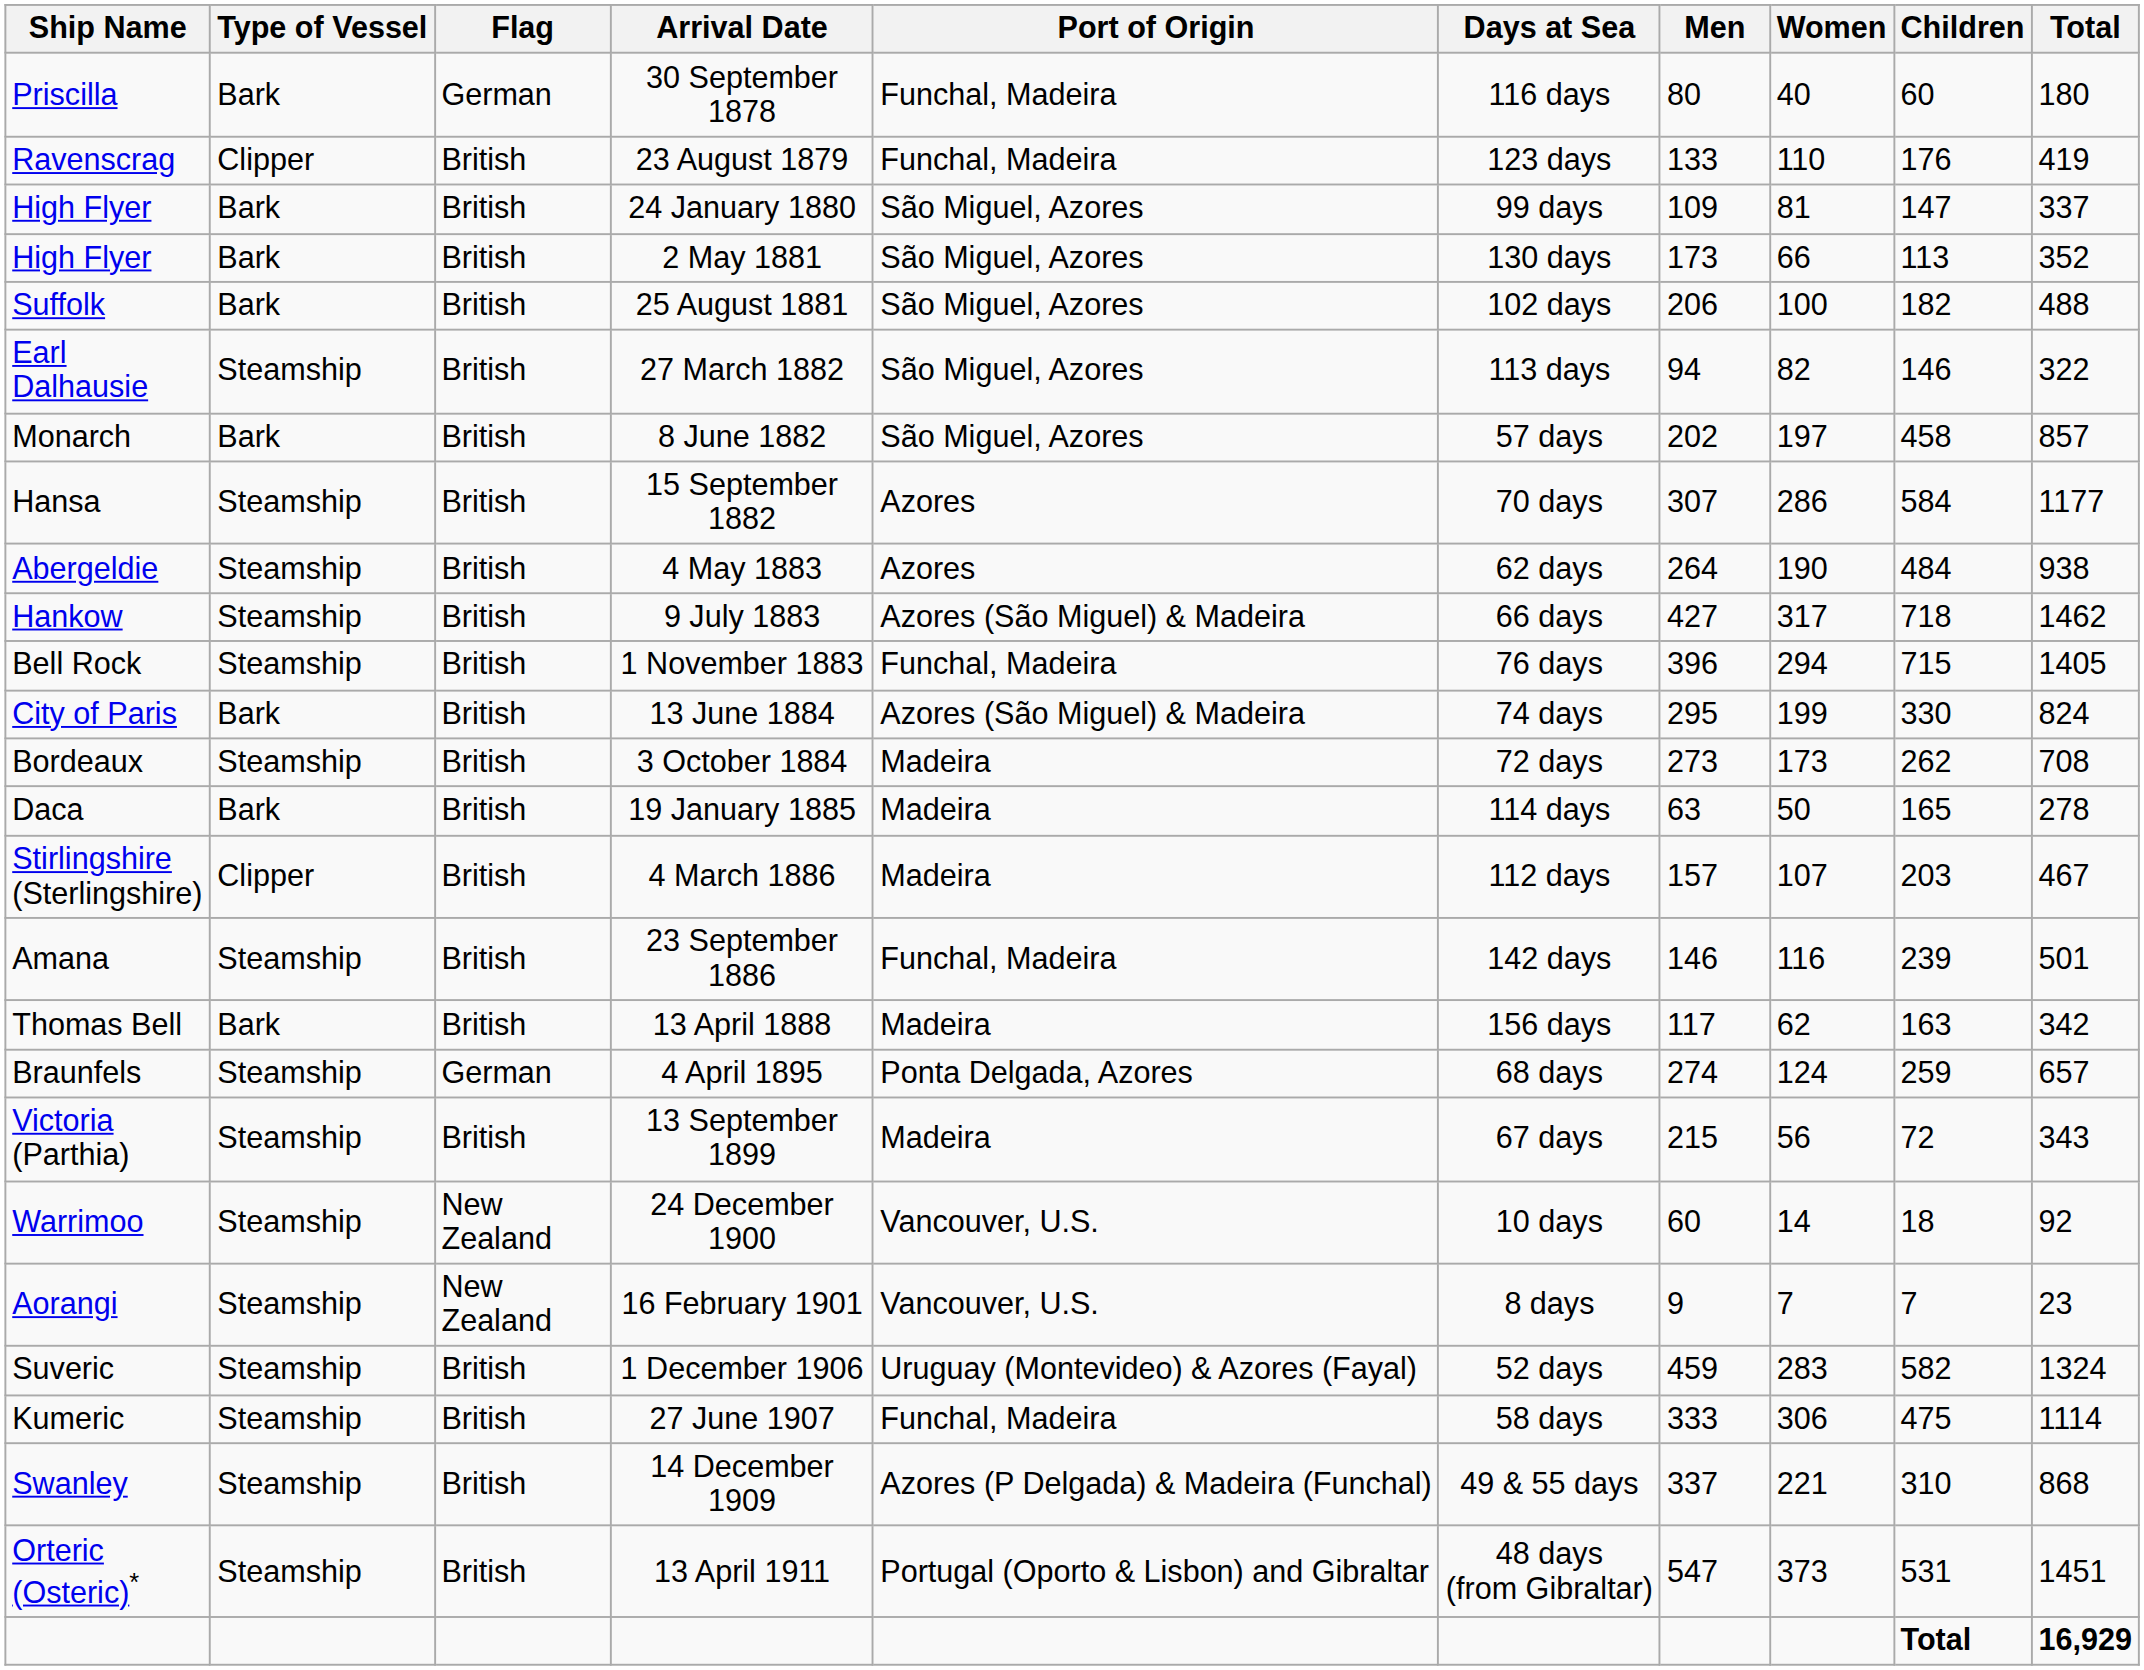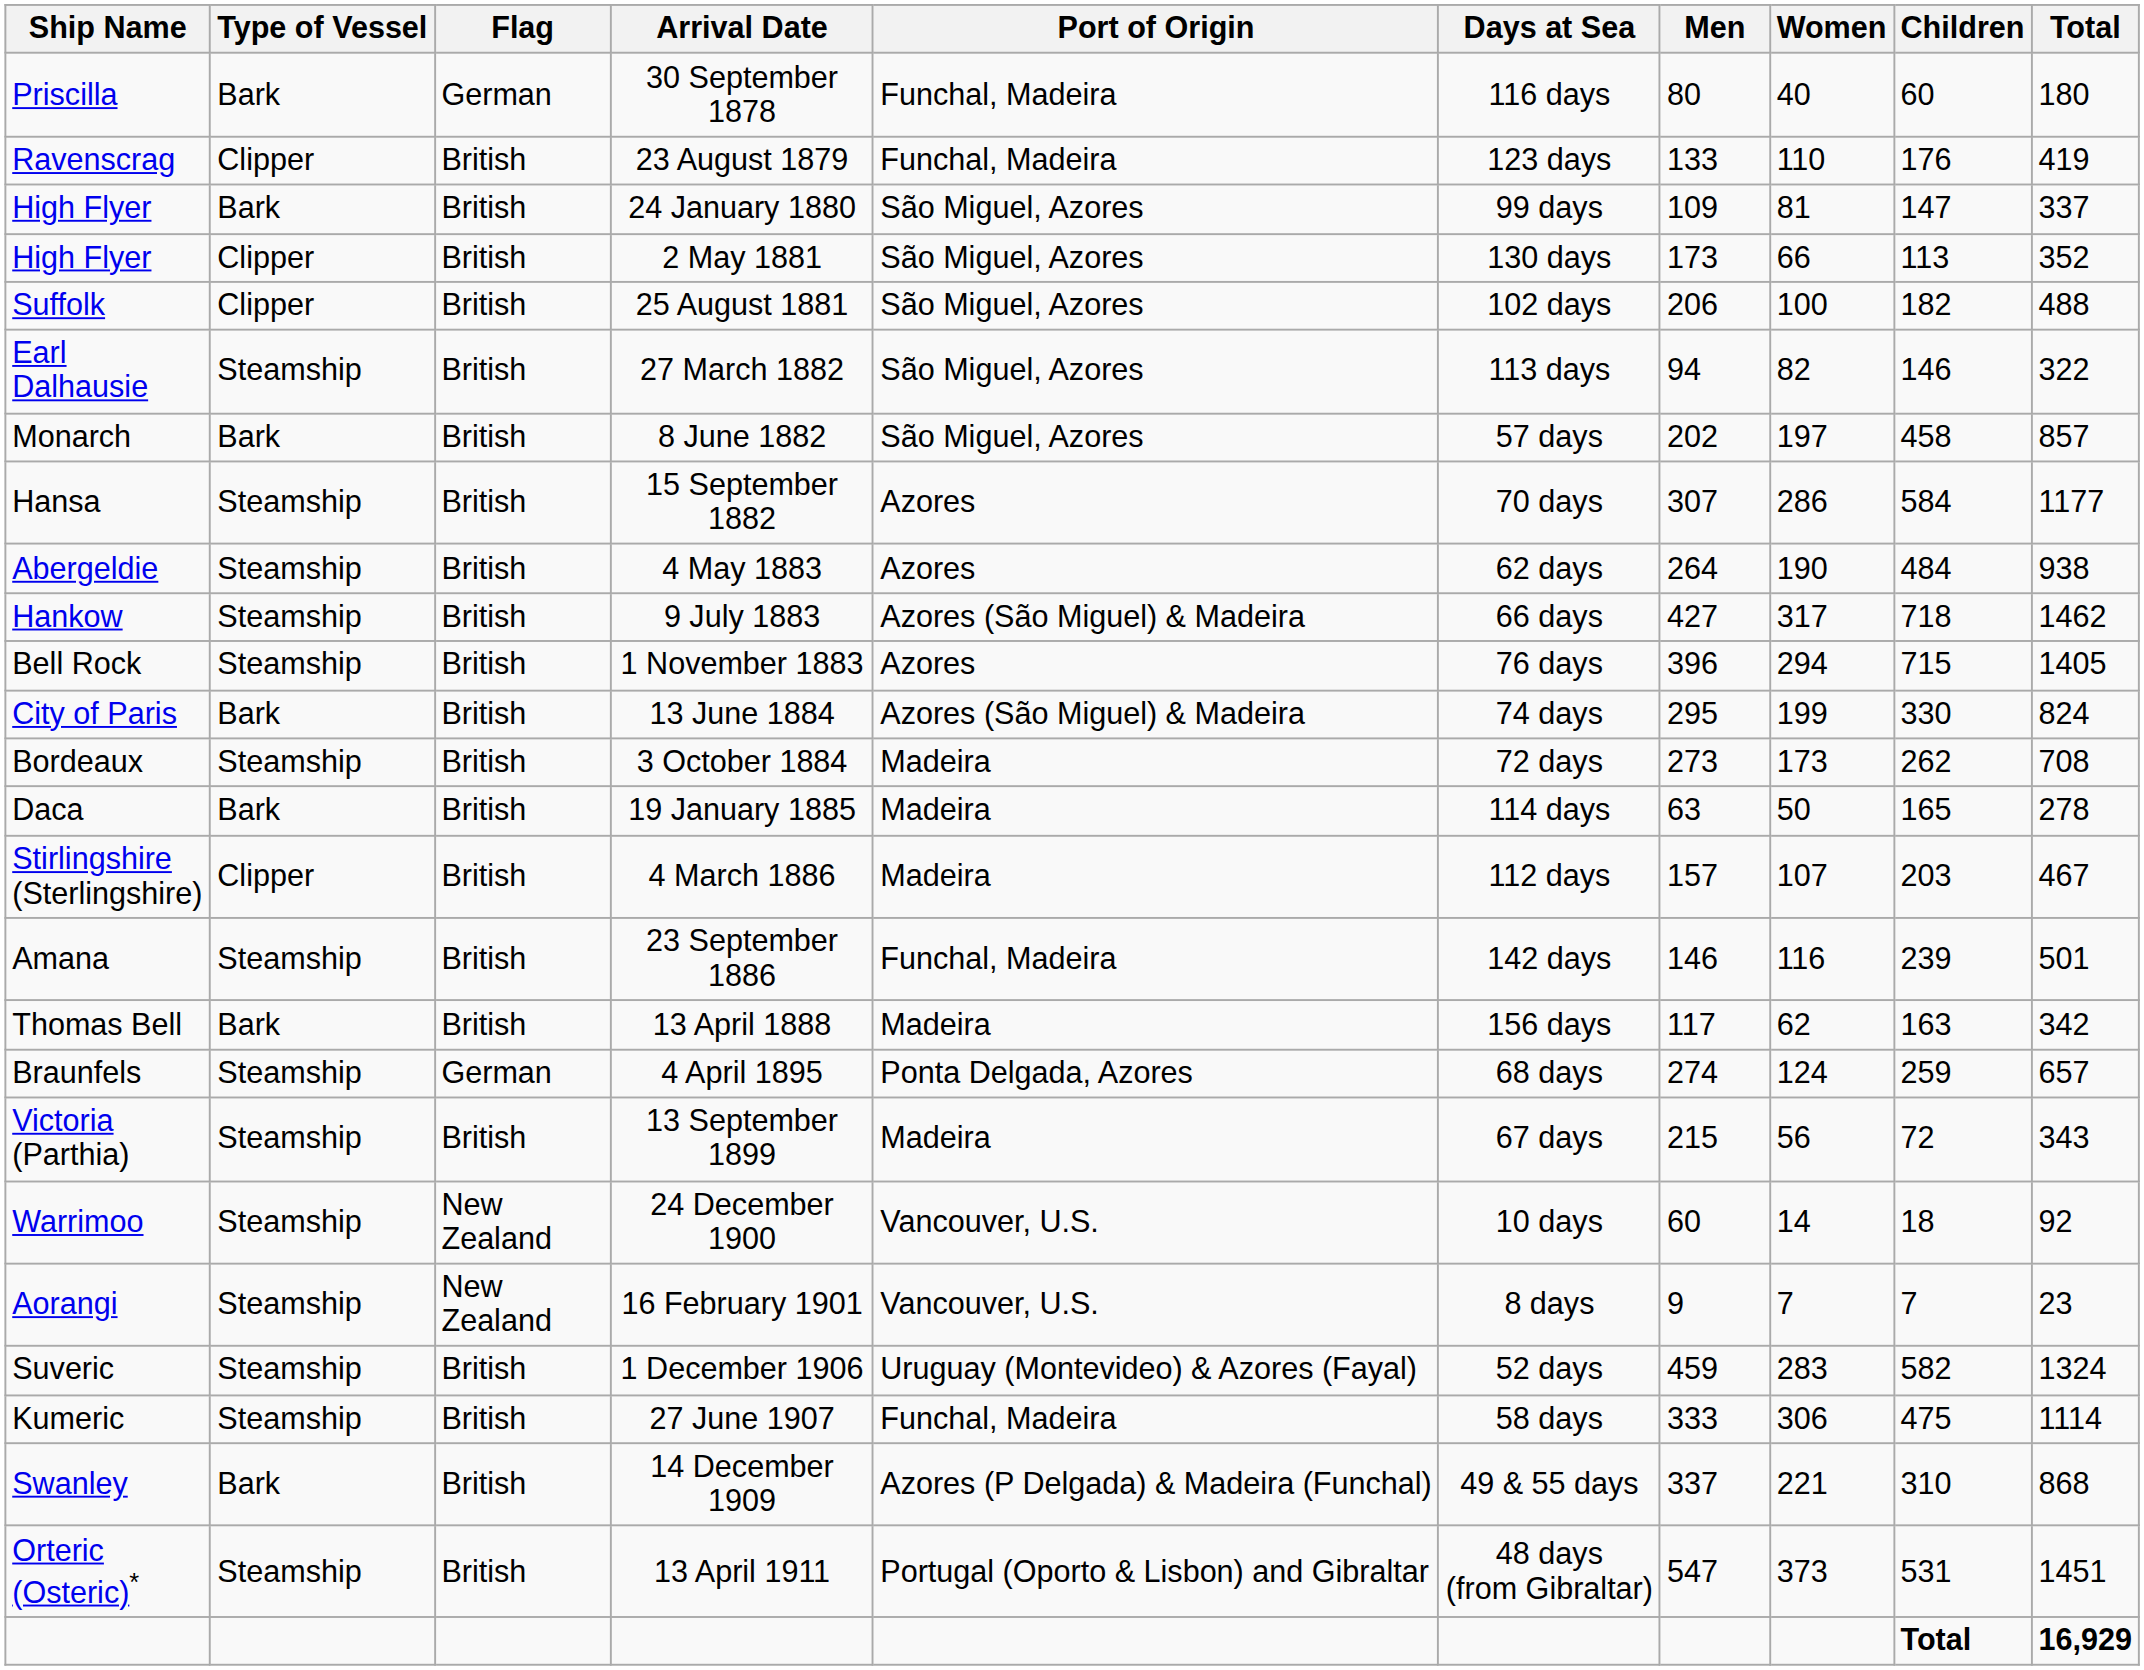(249, 256) Bark -> (266, 256) Clipper
(249, 305) Bark -> (266, 305) Clipper
(998, 665) Funchal, Madeira -> (928, 665) Azores
(289, 1484) Steamship -> (249, 1484) Bark
